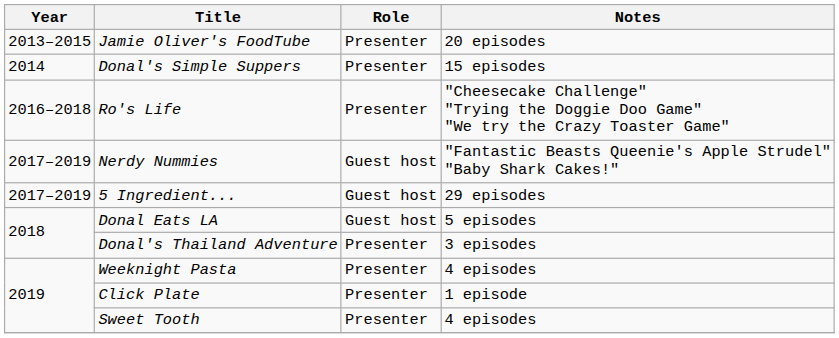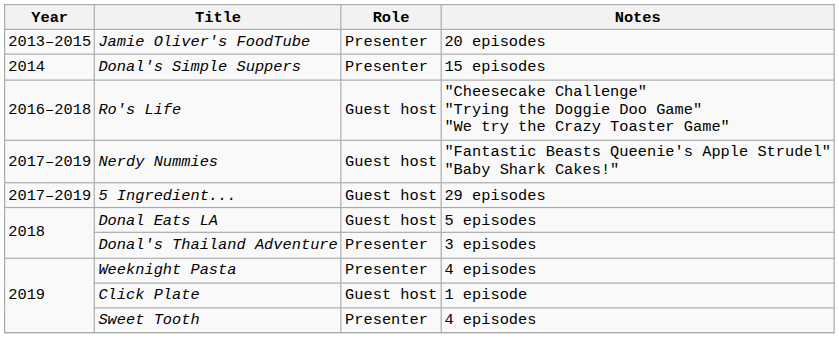(386, 110) Presenter -> (391, 110) Guest host
(386, 295) Presenter -> (391, 295) Guest host
